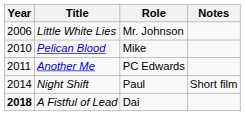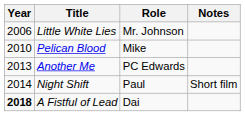(19, 66) 2011 -> (19, 66) 2013
